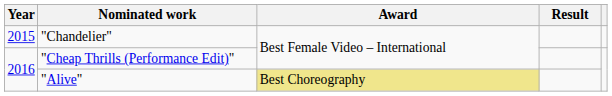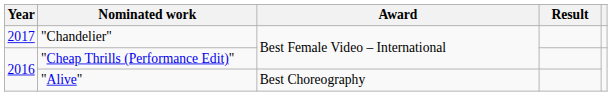(21, 36) 2015 -> (21, 36) 2017
(312, 79) khaki background -> (312, 79) no background
